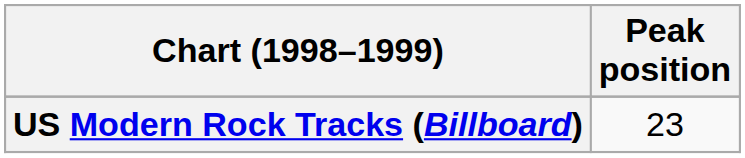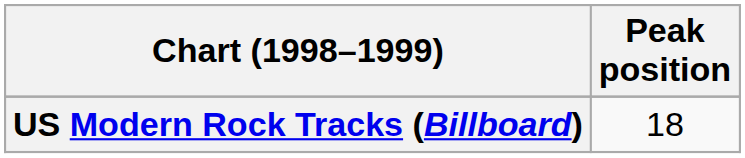(665, 123) 23 -> (665, 123) 18
